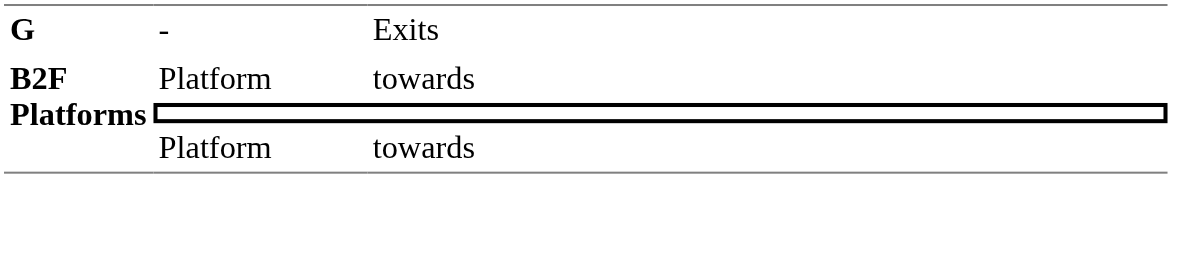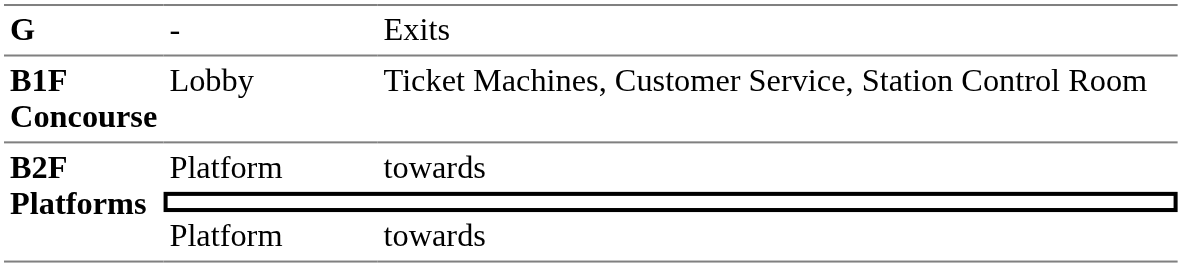+ row: (212, 80)
